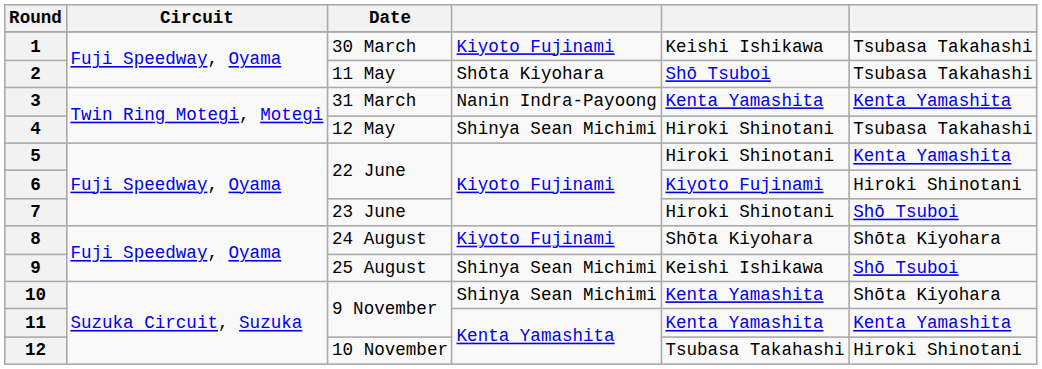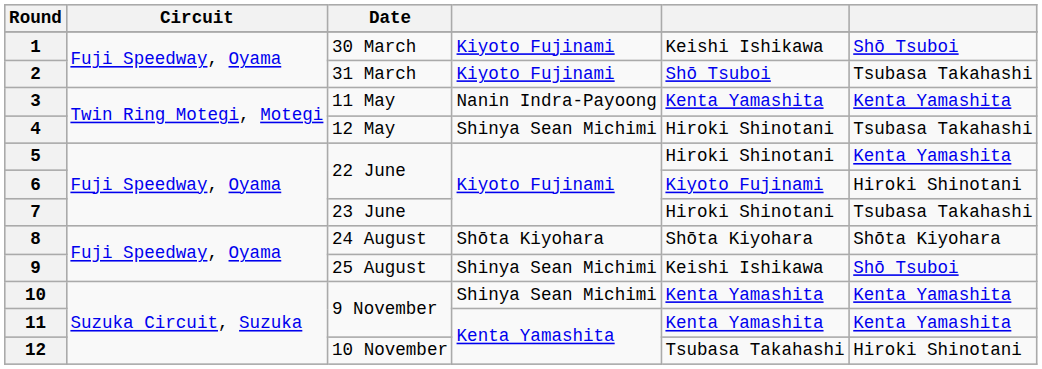(943, 46) Tsubasa Takahashi -> (906, 46) Shō Tsuboi
(364, 74) 11 May -> (374, 74) 31 March
(530, 74) Shōta Kiyohara -> (536, 74) Kiyoto Fujinami
(374, 102) 31 March -> (364, 102) 11 May
(906, 212) Shō Tsuboi -> (943, 212) Tsubasa Takahashi
(536, 240) Kiyoto Fujinami -> (530, 240) Shōta Kiyohara
(927, 295) Shōta Kiyohara -> (932, 295) Kenta Yamashita
